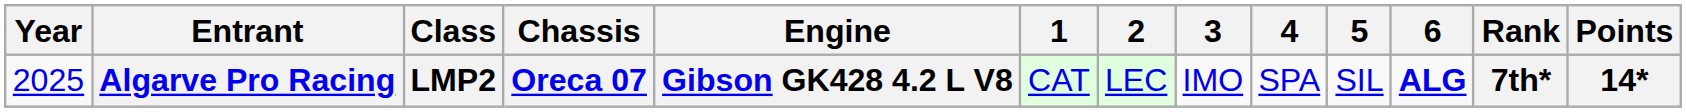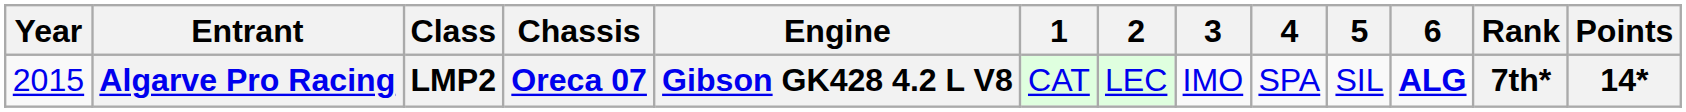(48, 81) 2025 -> (48, 81) 2015
